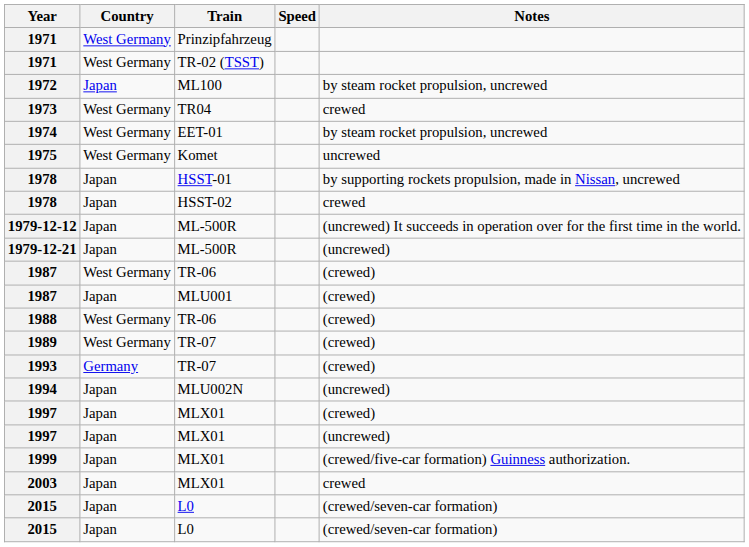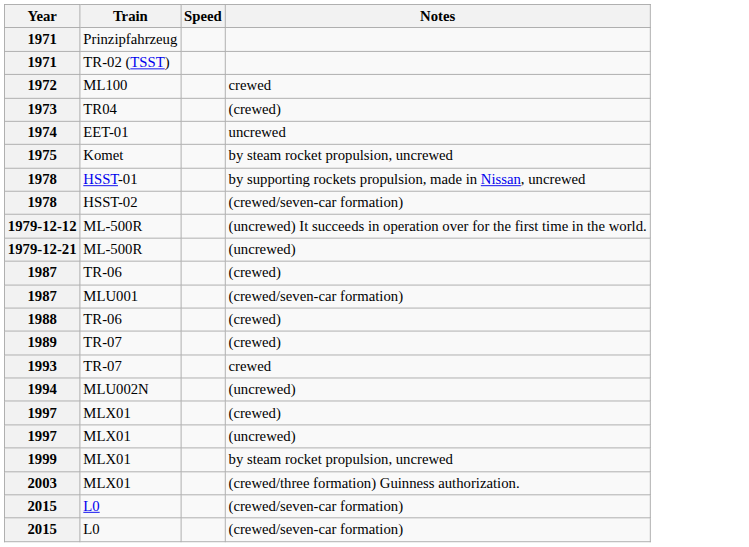- column: (127, 16)
(435, 86) by steam rocket propulsion, uncrewed -> (250, 86) crewed
(344, 109) crewed -> (255, 109) (crewed)
(435, 132) by steam rocket propulsion, uncrewed -> (257, 132) uncrewed
(351, 156) uncrewed -> (341, 156) by steam rocket propulsion, uncrewed
(344, 202) crewed -> (316, 202) (crewed/seven-car formation)
(349, 296) (crewed) -> (316, 296) (crewed/seven-car formation)
(349, 366) (crewed) -> (250, 366) crewed
(477, 459) (crewed/five-car formation) Guinness authorization. -> (341, 459) by steam rocket propulsion, uncrewed
(344, 483) crewed -> (374, 483) (crewed/three formation) Guinness authorization.
